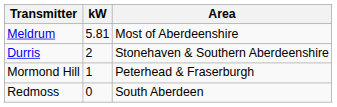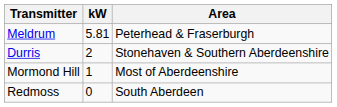(177, 33) Most of Aberdeenshire -> (185, 33) Peterhead & Fraserburgh
(185, 72) Peterhead & Fraserburgh -> (177, 72) Most of Aberdeenshire
